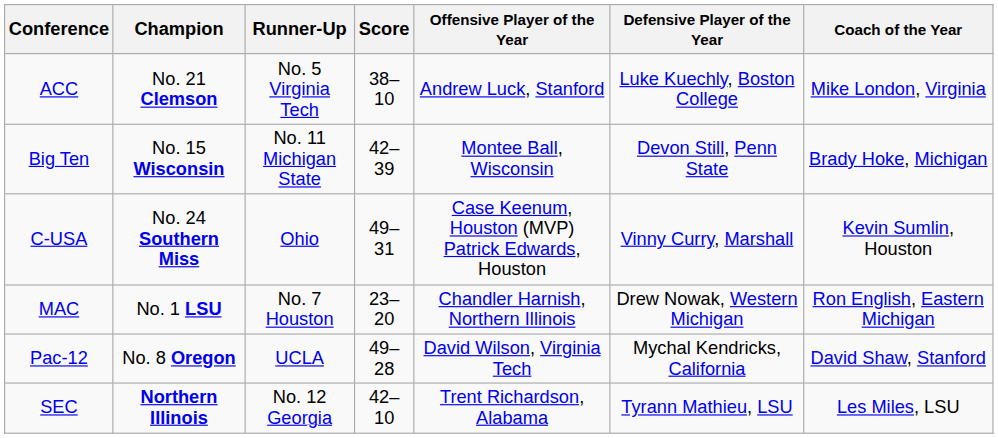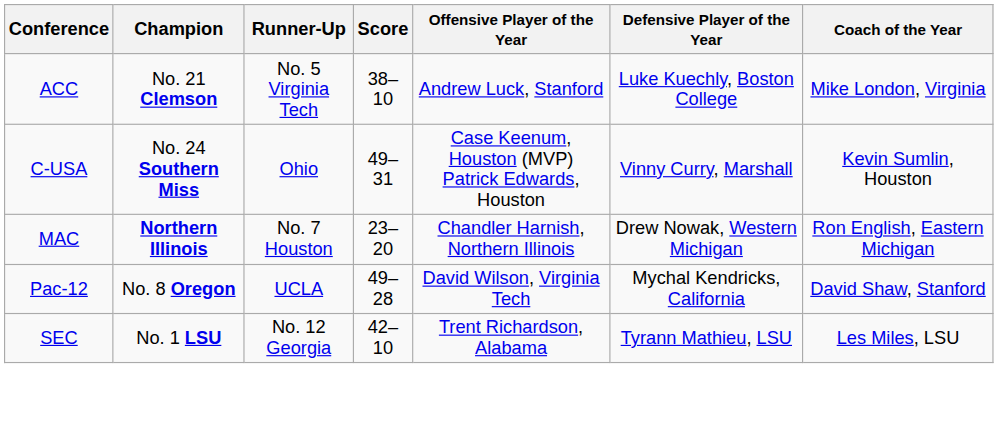- row: (59, 158)
(179, 309) No. 1 LSU -> (179, 239) Northern Illinois
(179, 407) Northern Illinois -> (179, 338) No. 1 LSU
